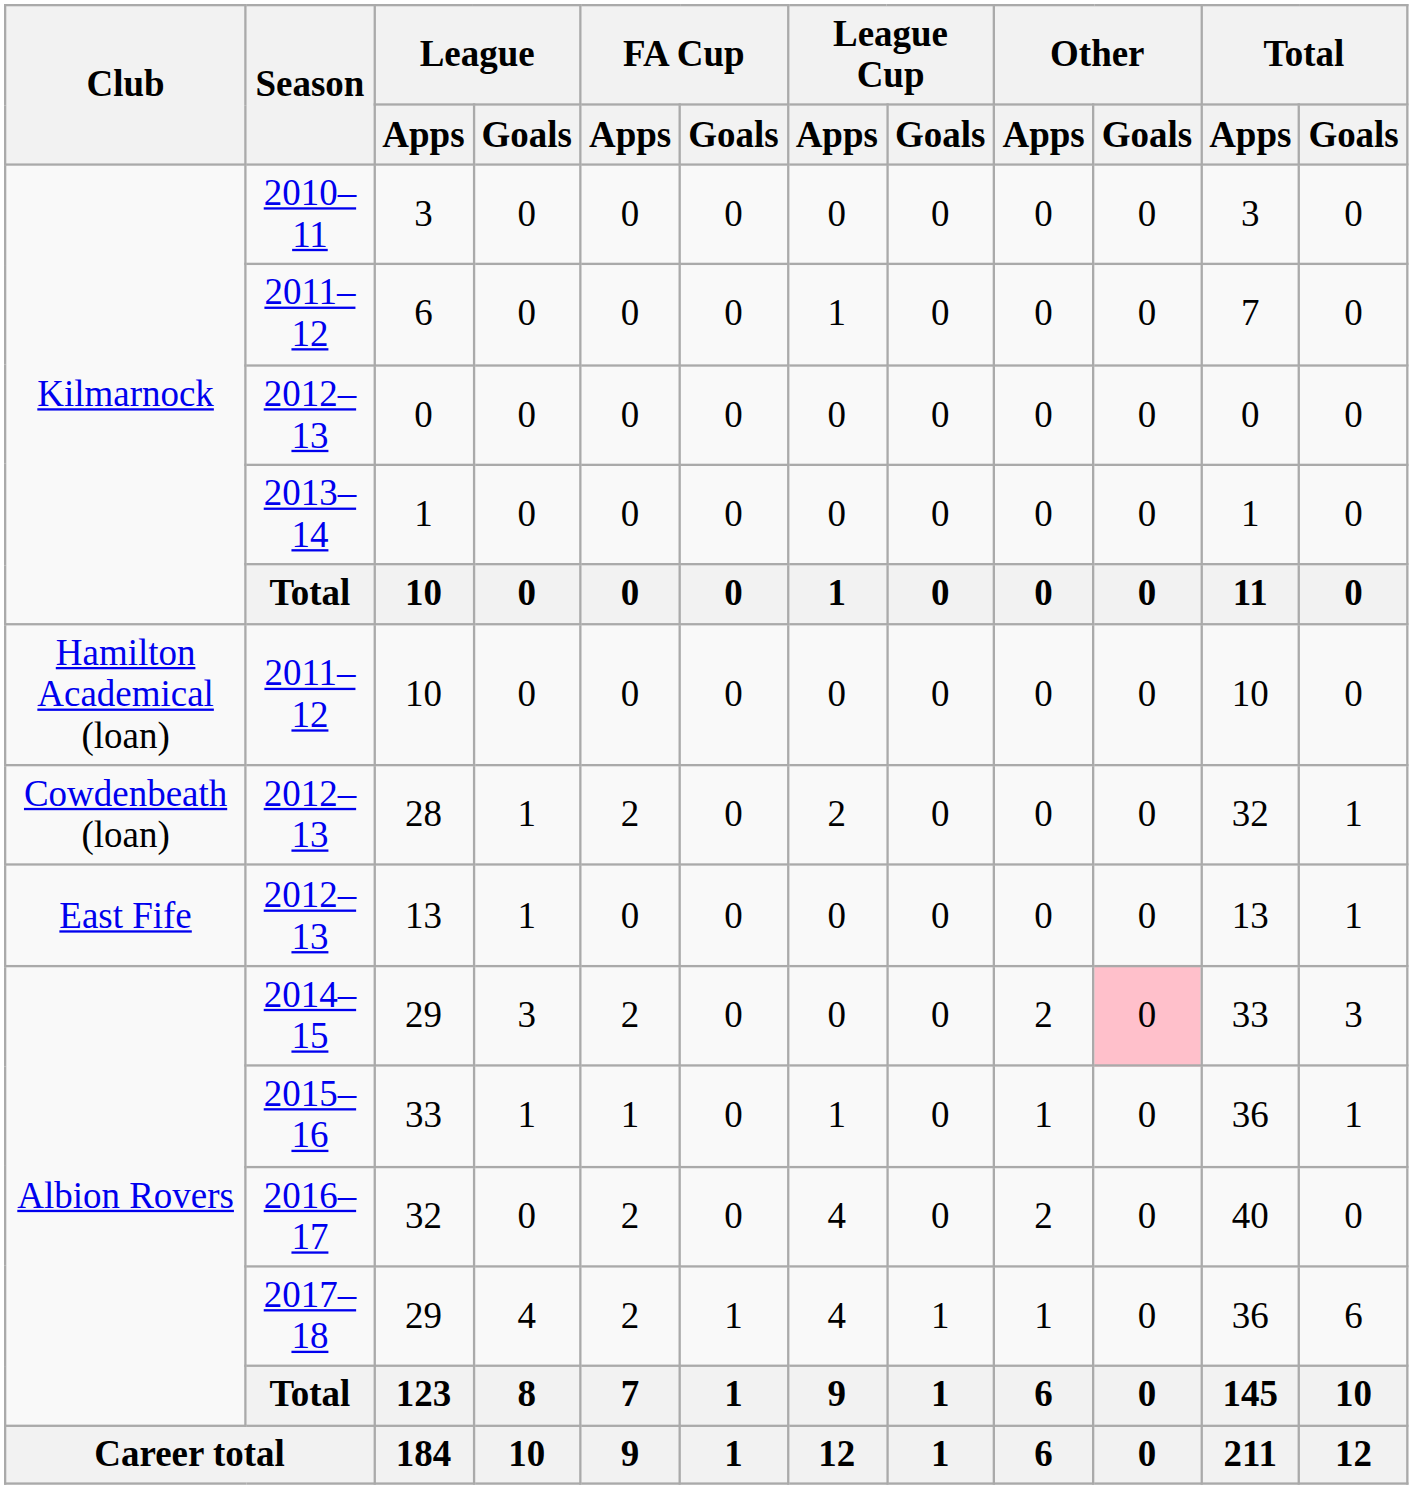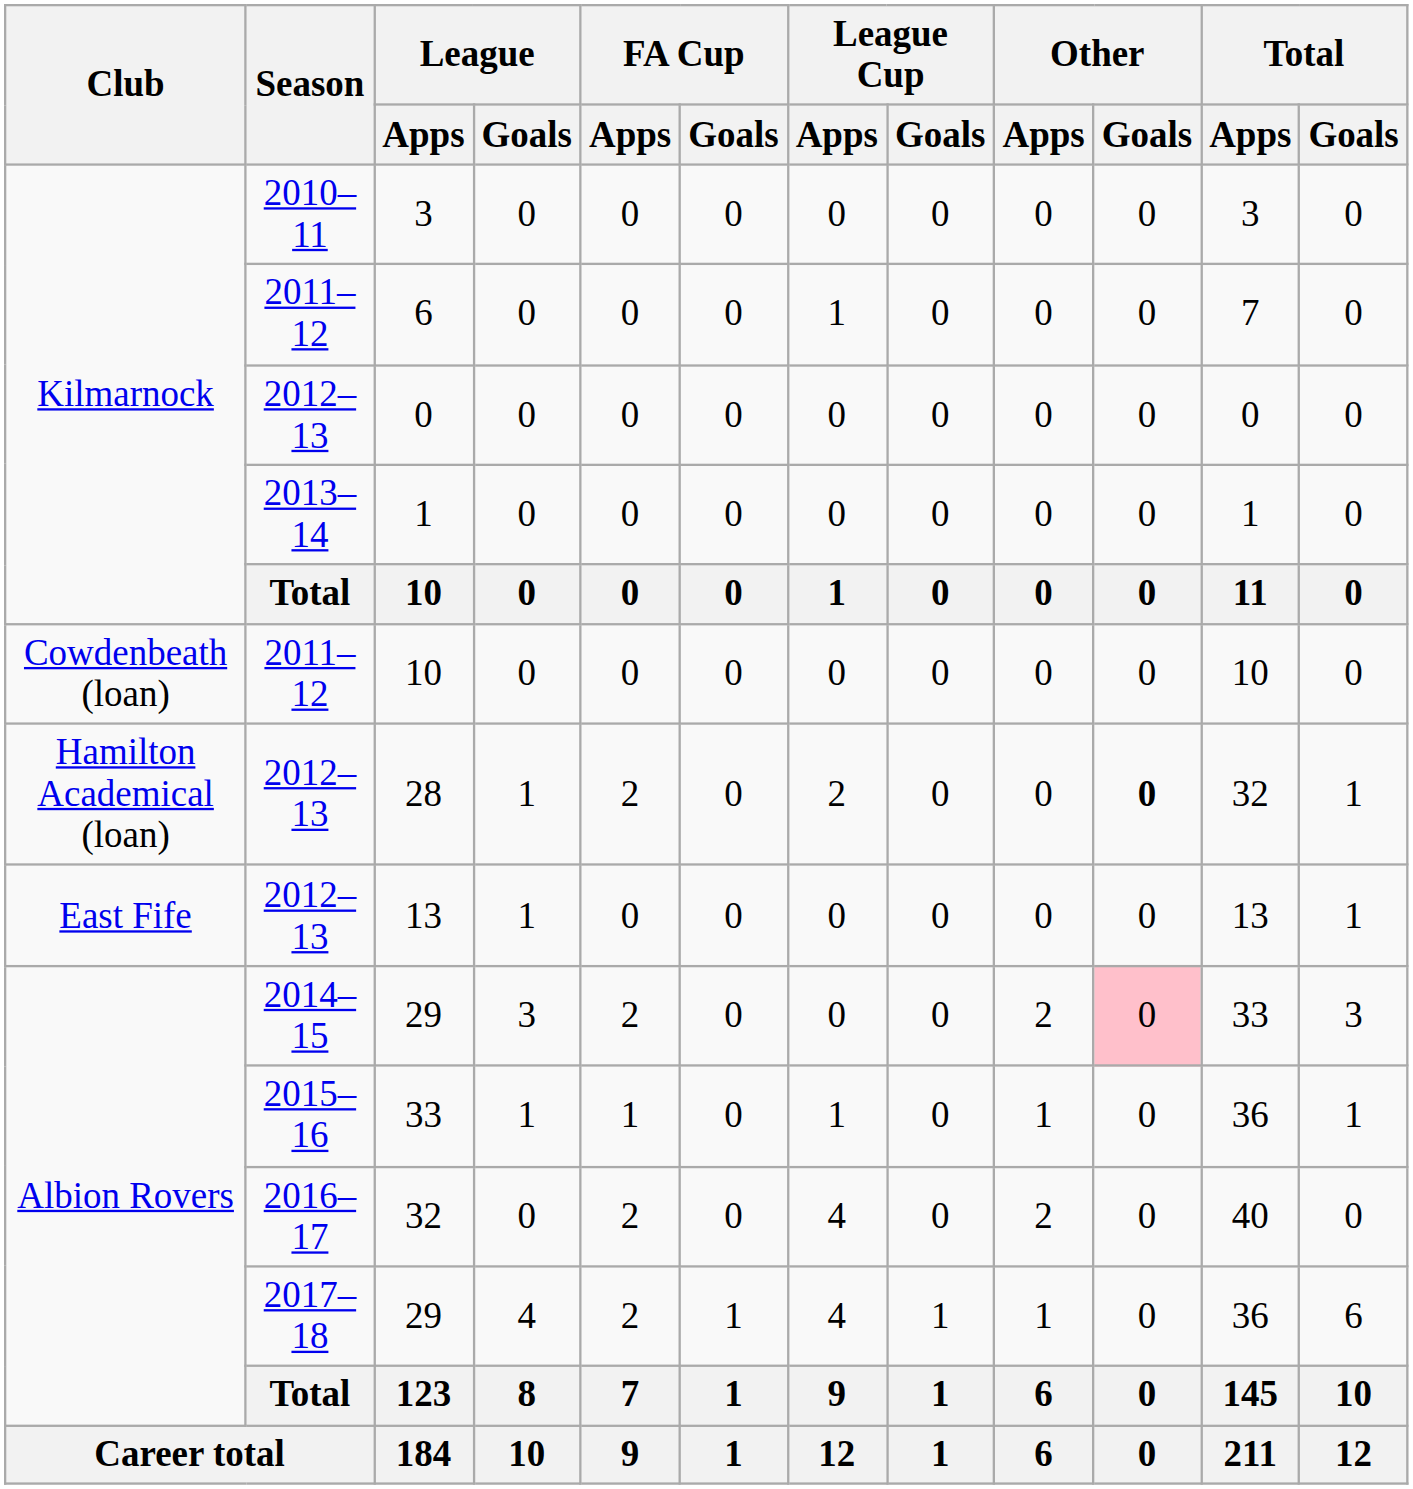(126, 693) Hamilton Academical (loan) -> (126, 672) Cowdenbeath (loan)
(126, 814) Cowdenbeath (loan) -> (126, 793) Hamilton Academical (loan)
(1147, 814) normal -> (1147, 793) bold
